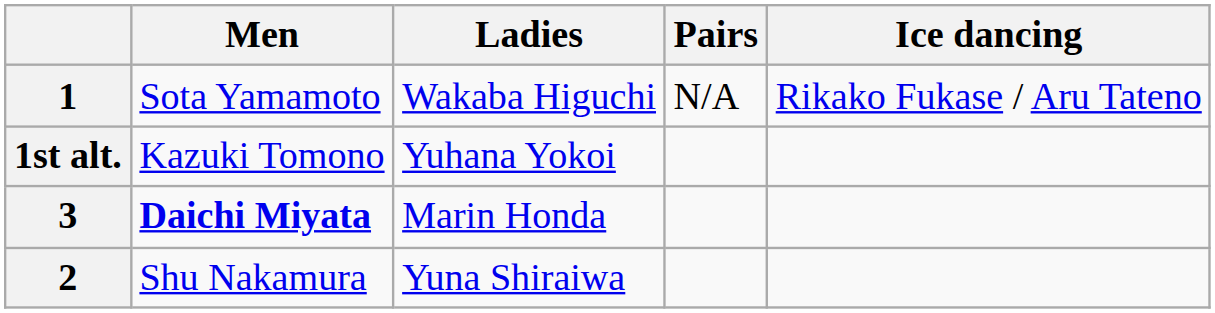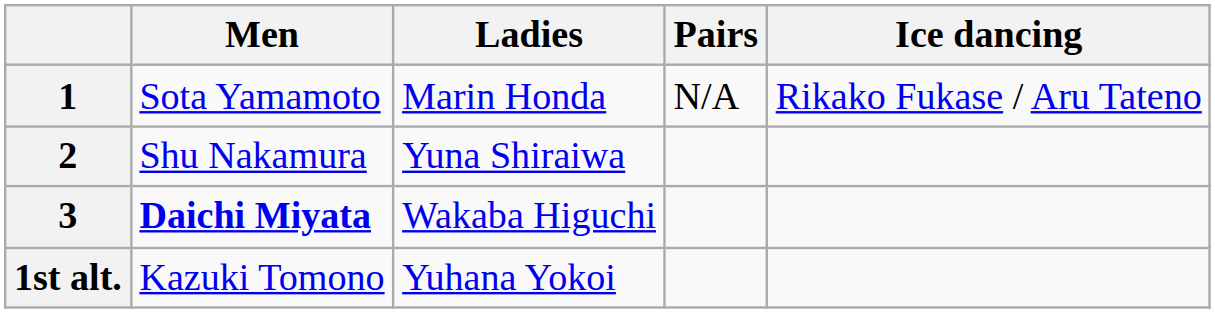(529, 95) Wakaba Higuchi -> (504, 95) Marin Honda
rows swapped: (68, 276) <-> (68, 155)
(504, 215) Marin Honda -> (529, 215) Wakaba Higuchi
